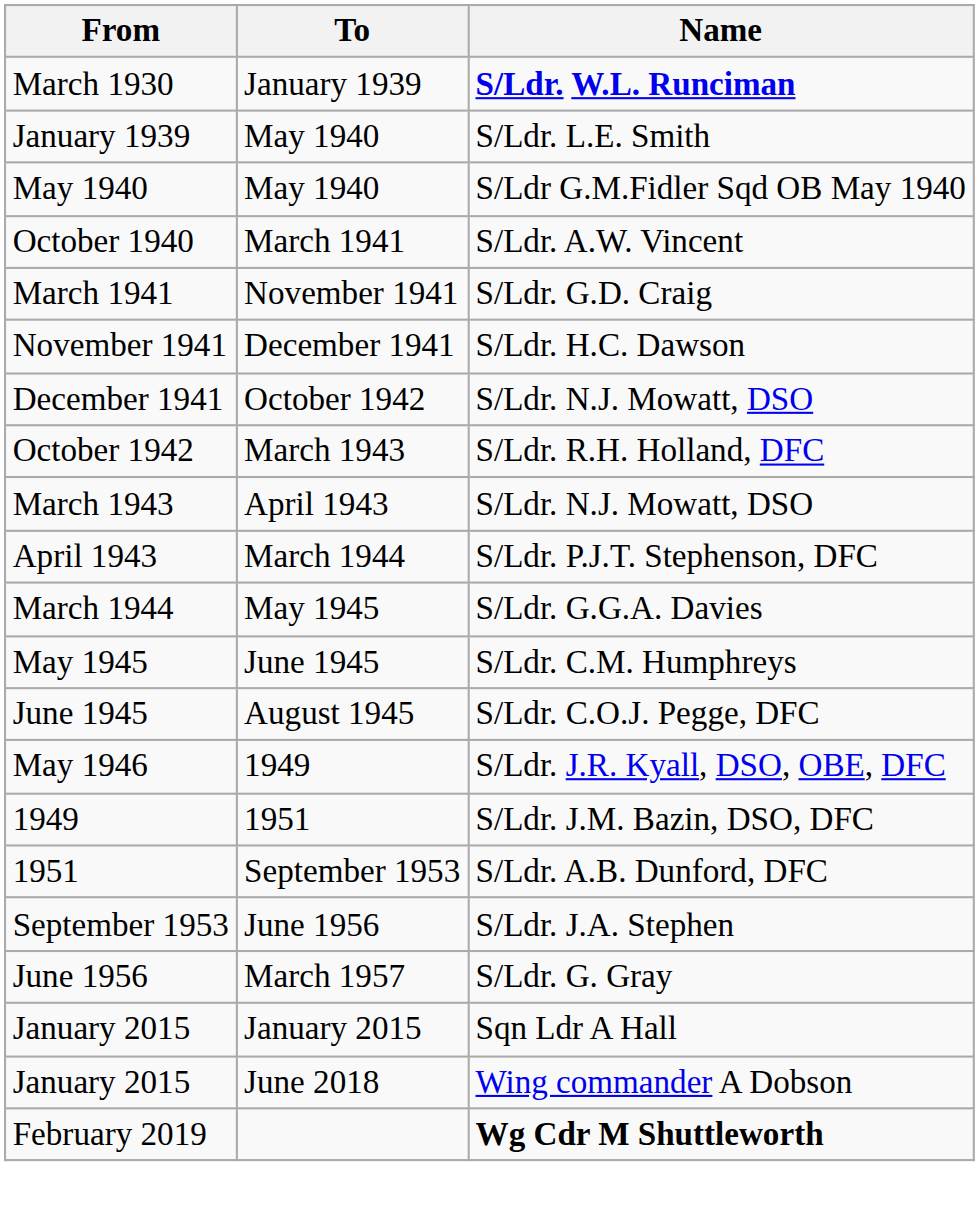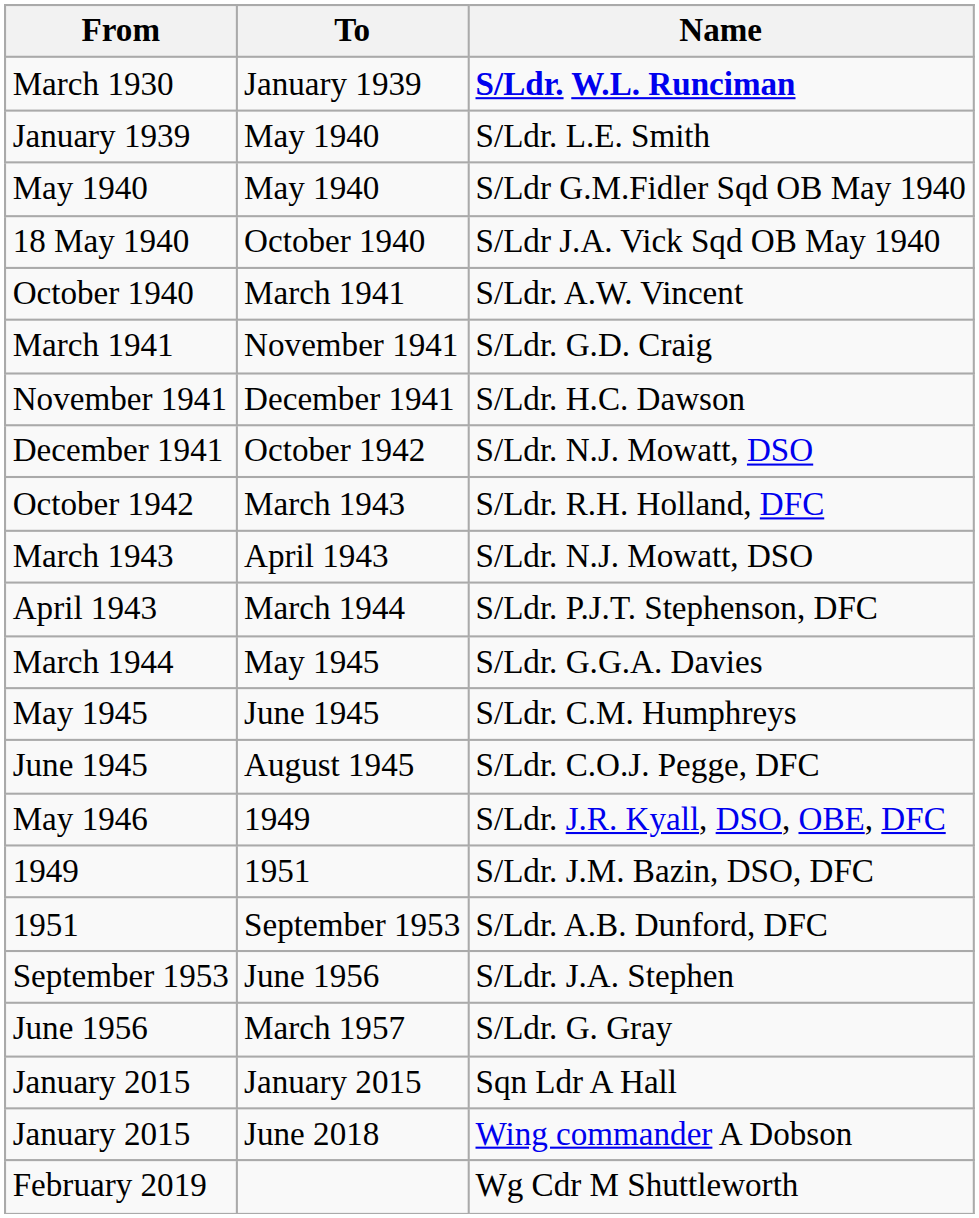+ row: (101, 240)
(650, 1133) bold -> (637, 1186) normal
